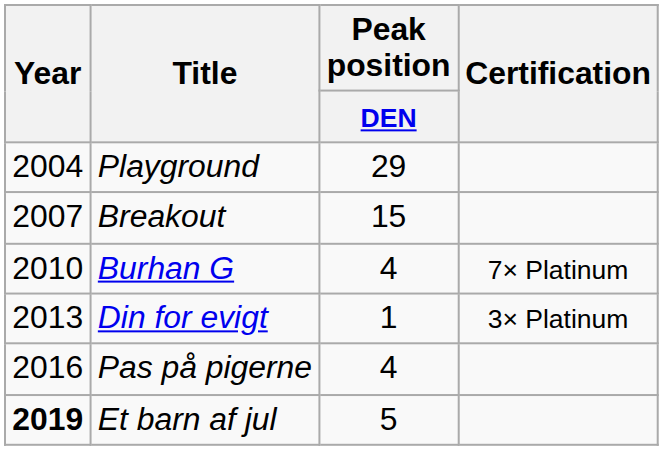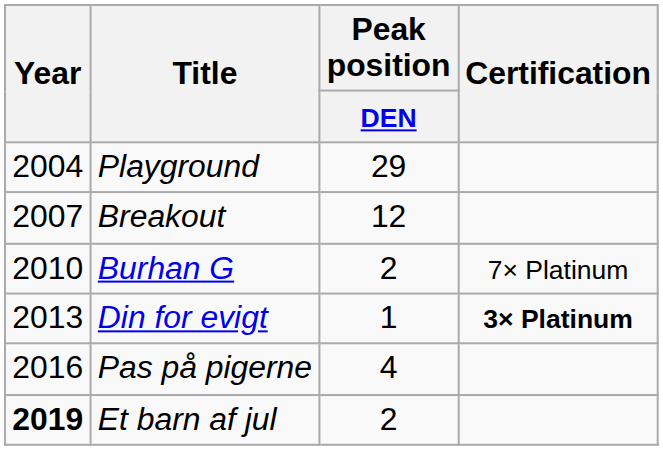(389, 217) 15 -> (389, 217) 12
(389, 267) 4 -> (389, 267) 2
(558, 320) normal -> (558, 318) bold
(389, 419) 5 -> (389, 419) 2
